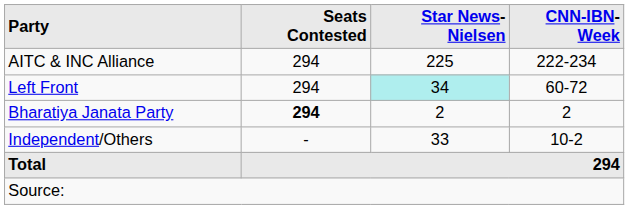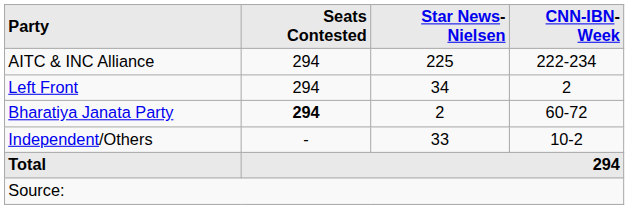(440, 87) paleturquoise background -> (440, 87) no background
(566, 87) 60-72 -> (566, 87) 2
(566, 113) 2 -> (566, 113) 60-72
